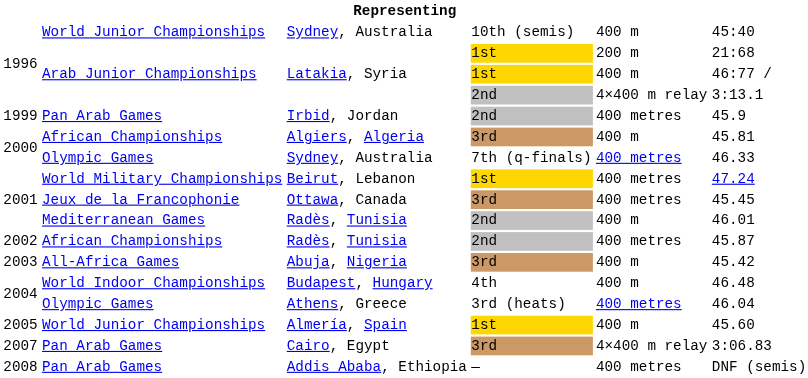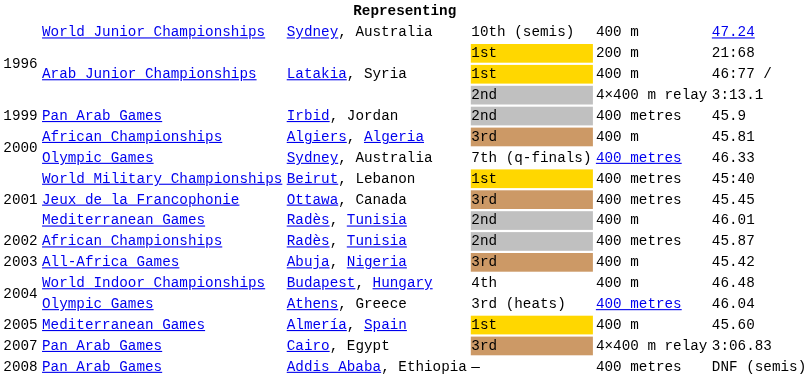(733, 32) 45:40 -> (733, 32) 47.24
(733, 179) 47.24 -> (733, 179) 45:40
(154, 325) World Junior Championships -> (124, 325) Mediterranean Games
